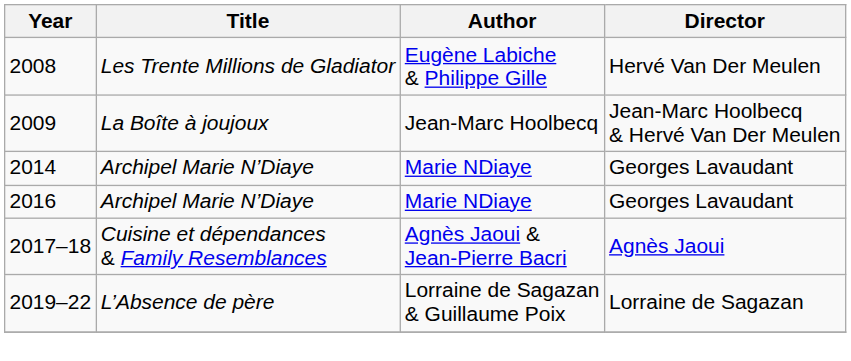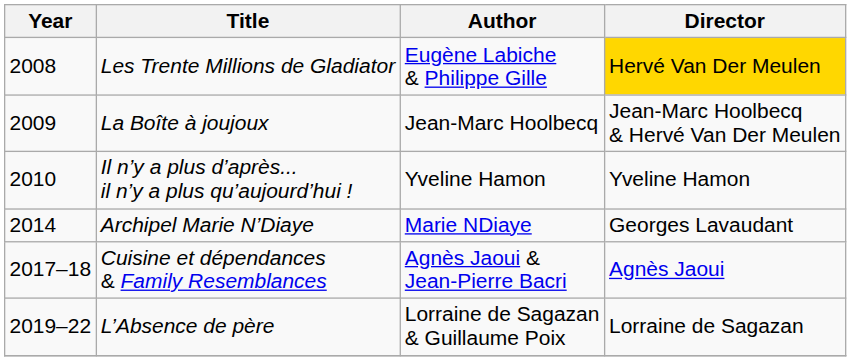(715, 66) no background -> (715, 66) gold background
+ row: (33, 179)
- row: (33, 201)
